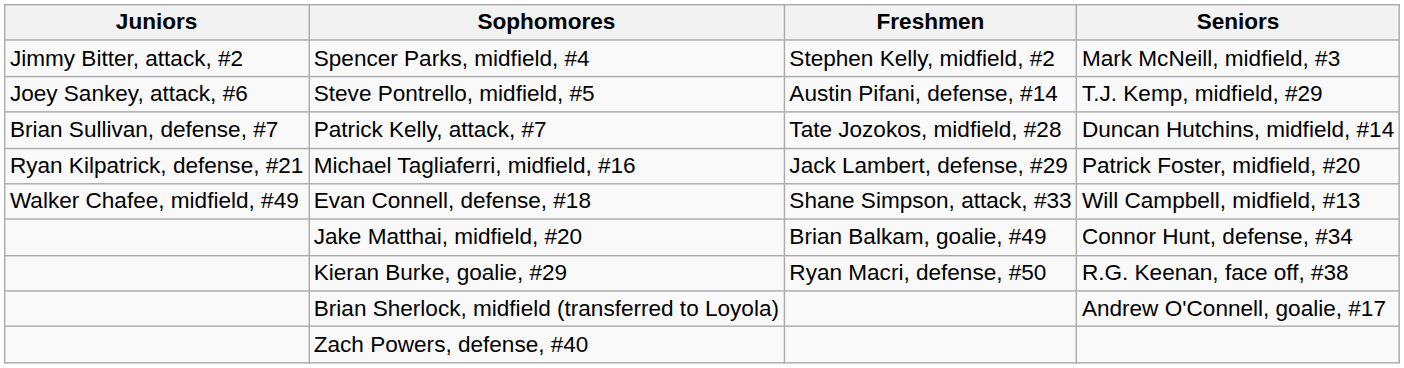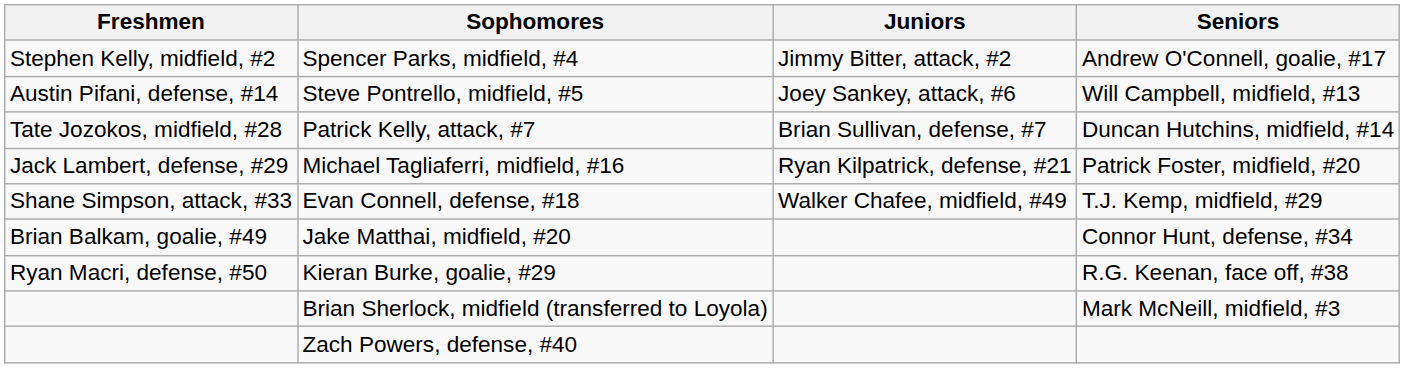columns swapped: (930, 22) <-> (157, 22)
(1211, 58) Mark McNeill, midfield, #3 -> (1234, 58) Andrew O'Connell, goalie, #17
(1202, 93) T.J. Kemp, midfield, #29 -> (1221, 93) Will Campbell, midfield, #13
(1221, 201) Will Campbell, midfield, #13 -> (1202, 201) T.J. Kemp, midfield, #29
(1234, 308) Andrew O'Connell, goalie, #17 -> (1211, 308) Mark McNeill, midfield, #3
